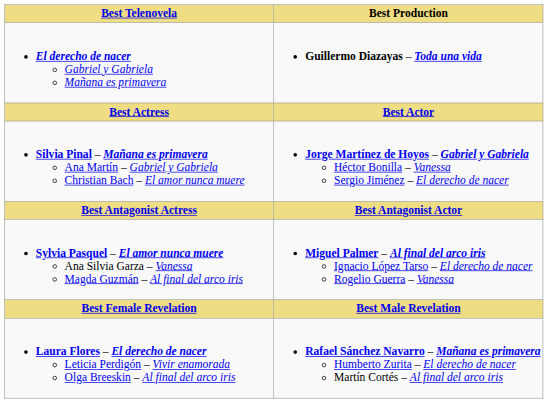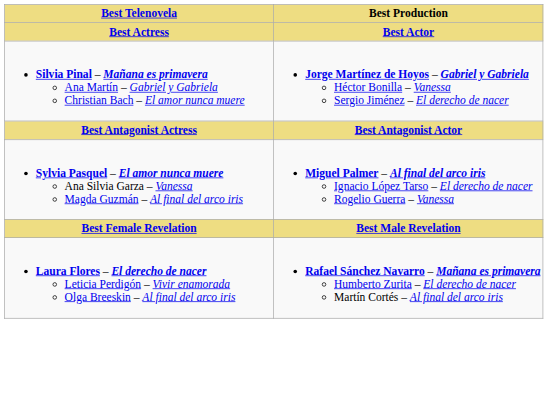- row: (139, 69)
